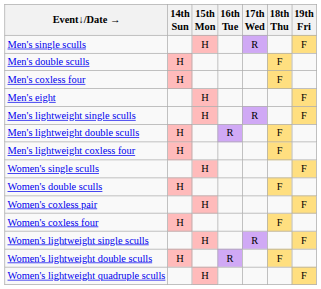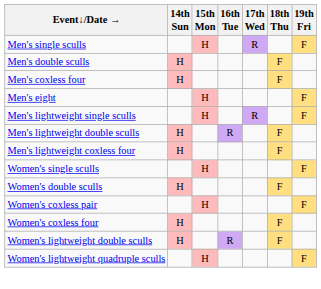- row: (78, 240)
